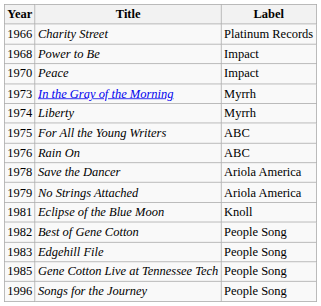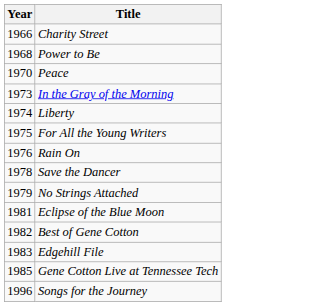- column: (269, 14)
